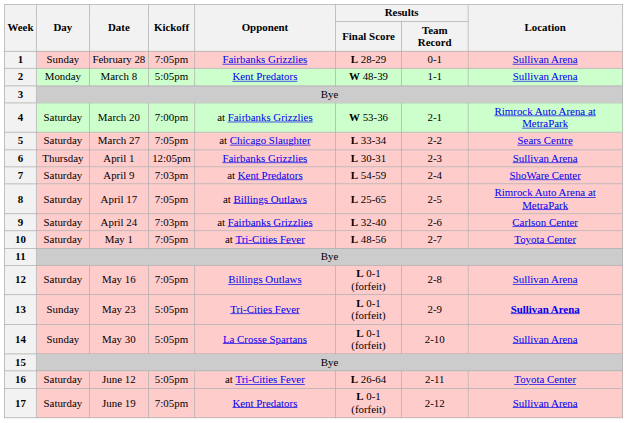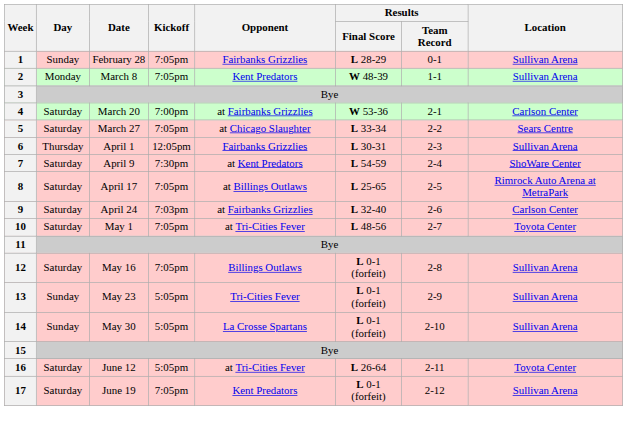(171, 77) 5:05pm -> (171, 77) 7:05pm
(545, 117) Rimrock Auto Arena at MetraPark -> (545, 111) Carlson Center
(171, 175) 7:03pm -> (171, 163) 7:30pm
(545, 309) bold -> (545, 297) normal
